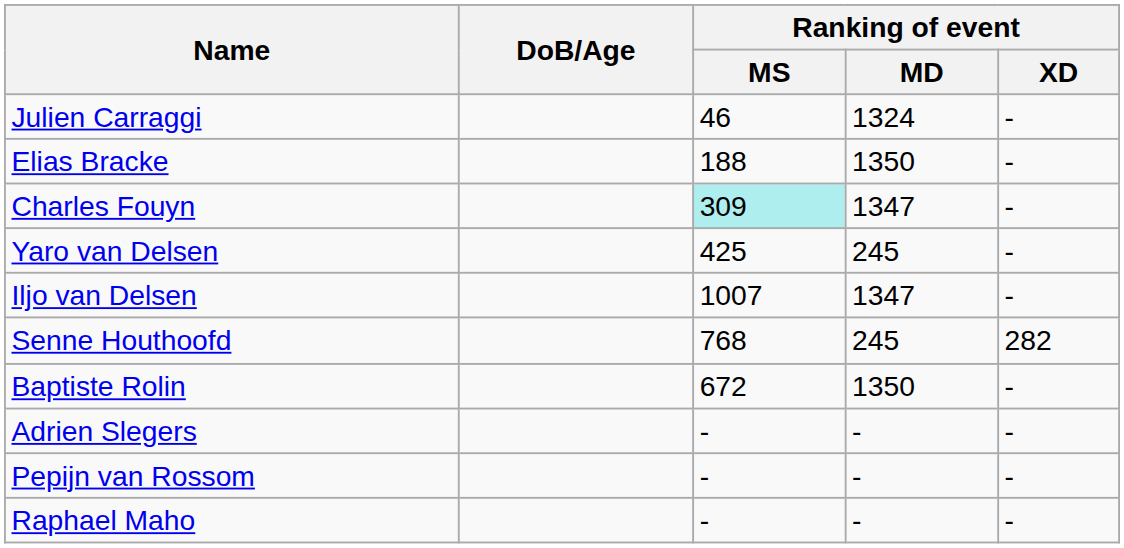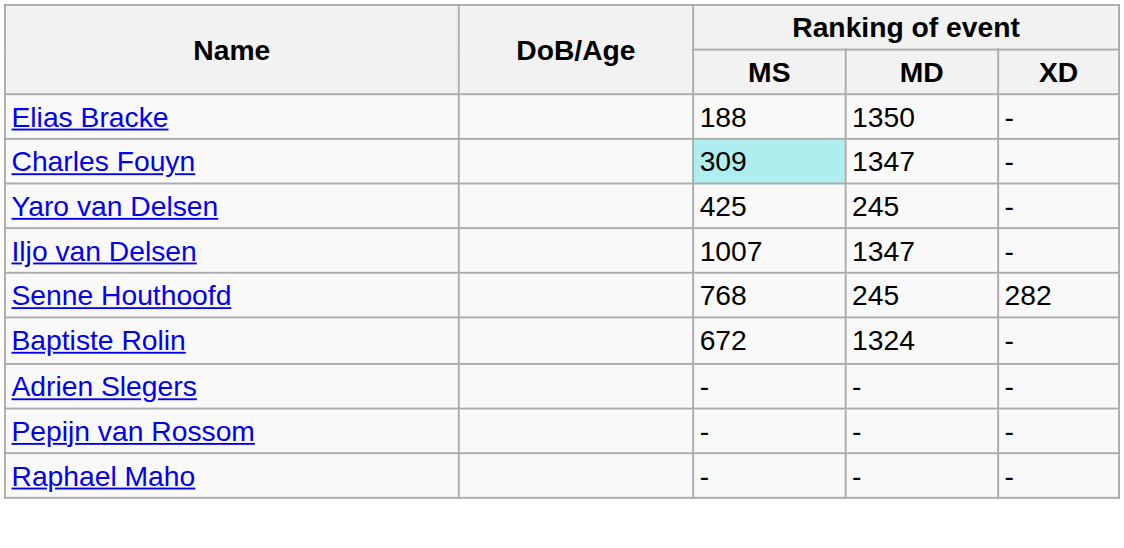- row: (107, 117)
(884, 386) 1350 -> (884, 341) 1324
